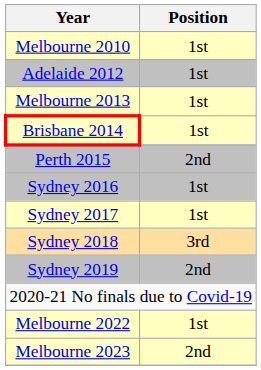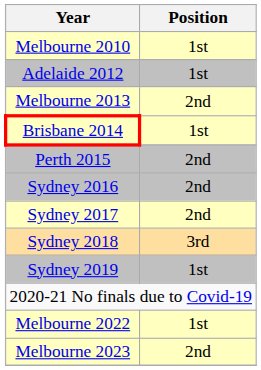(198, 100) 1st -> (198, 100) 2nd
(198, 186) 1st -> (198, 186) 2nd
(198, 214) 1st -> (198, 214) 2nd
(198, 269) 2nd -> (198, 269) 1st
